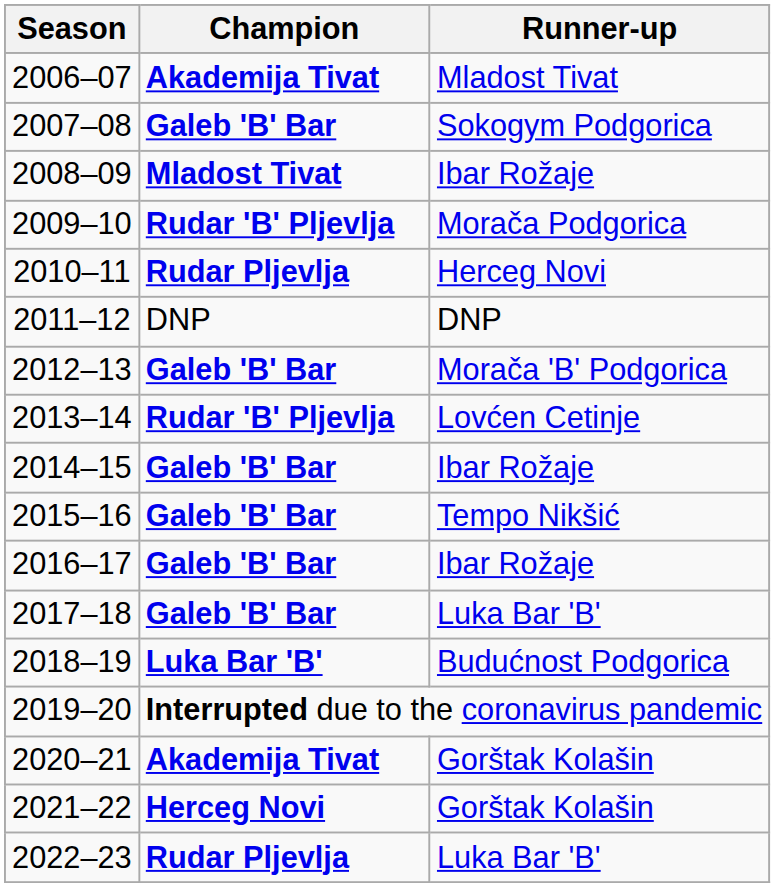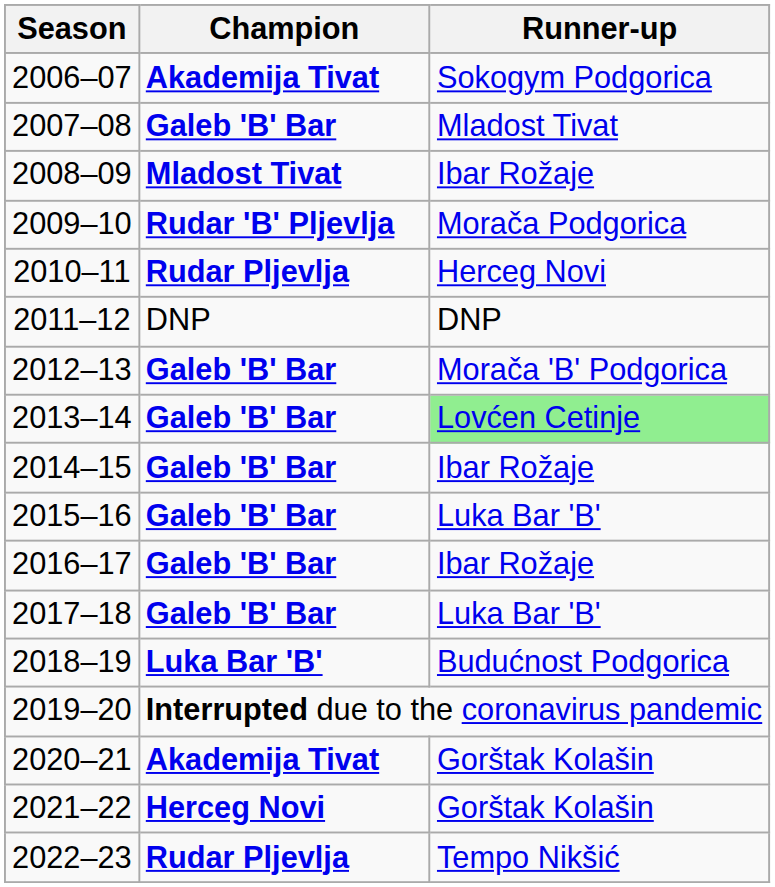(527, 77) Mladost Tivat -> (574, 77) Sokogym Podgorica
(574, 126) Sokogym Podgorica -> (527, 126) Mladost Tivat
(270, 418) Rudar 'B' Pljevlja -> (241, 418) Galeb 'B' Bar
(539, 418) no background -> (539, 418) lightgreen background
(528, 516) Tempo Nikšić -> (519, 516) Luka Bar 'B'
(519, 857) Luka Bar 'B' -> (528, 857) Tempo Nikšić
